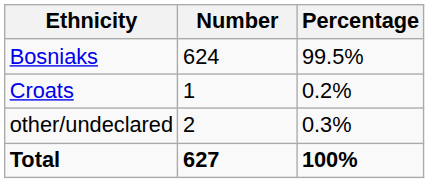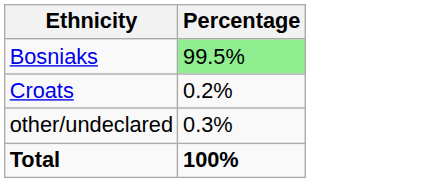- column: (237, 21)
(333, 56) no background -> (214, 56) lightgreen background
